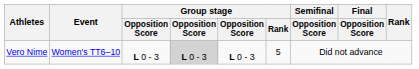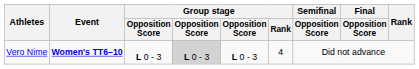(86, 53) normal -> (87, 53) bold
(278, 53) 5 -> (281, 53) 4
